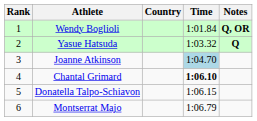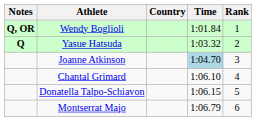columns swapped: (18, 12) <-> (235, 12)
(201, 76) bold -> (205, 76) normal
